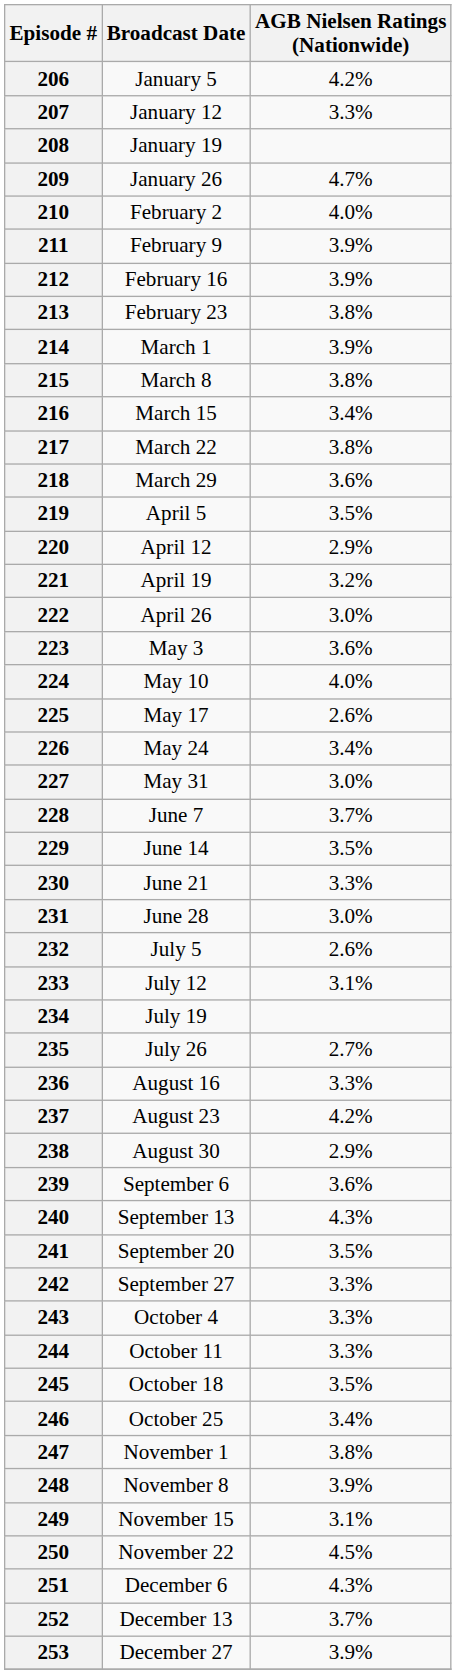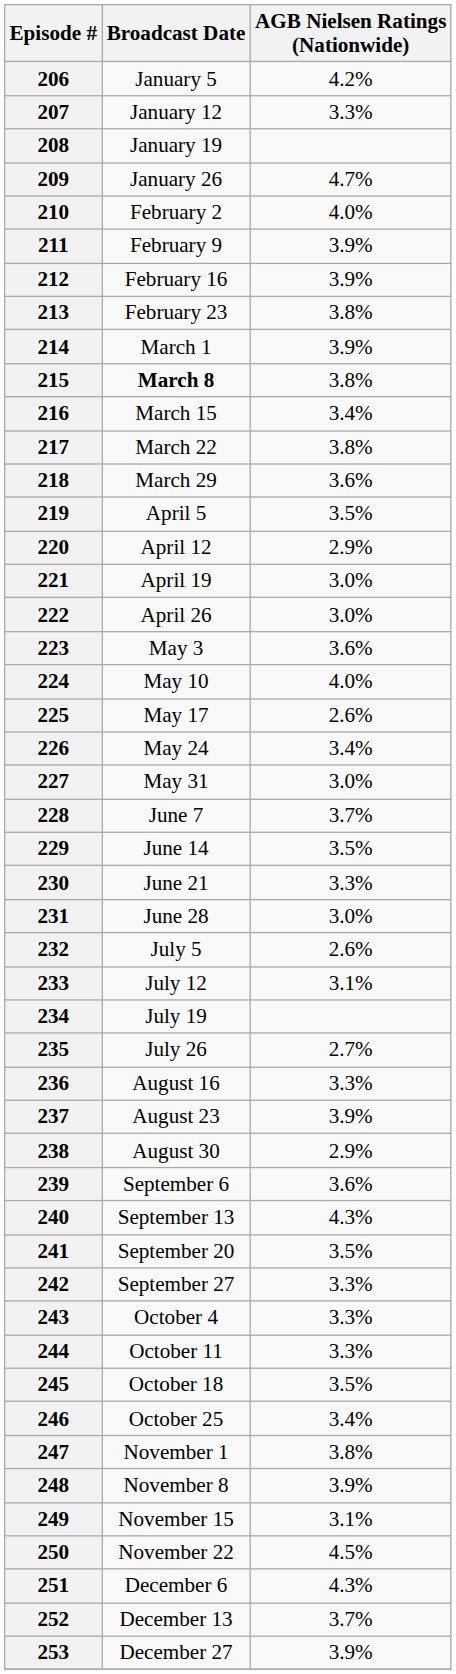(176, 379) normal -> (176, 379) bold
(351, 580) 3.2% -> (351, 580) 3.0%
(351, 1116) 4.2% -> (351, 1116) 3.9%
